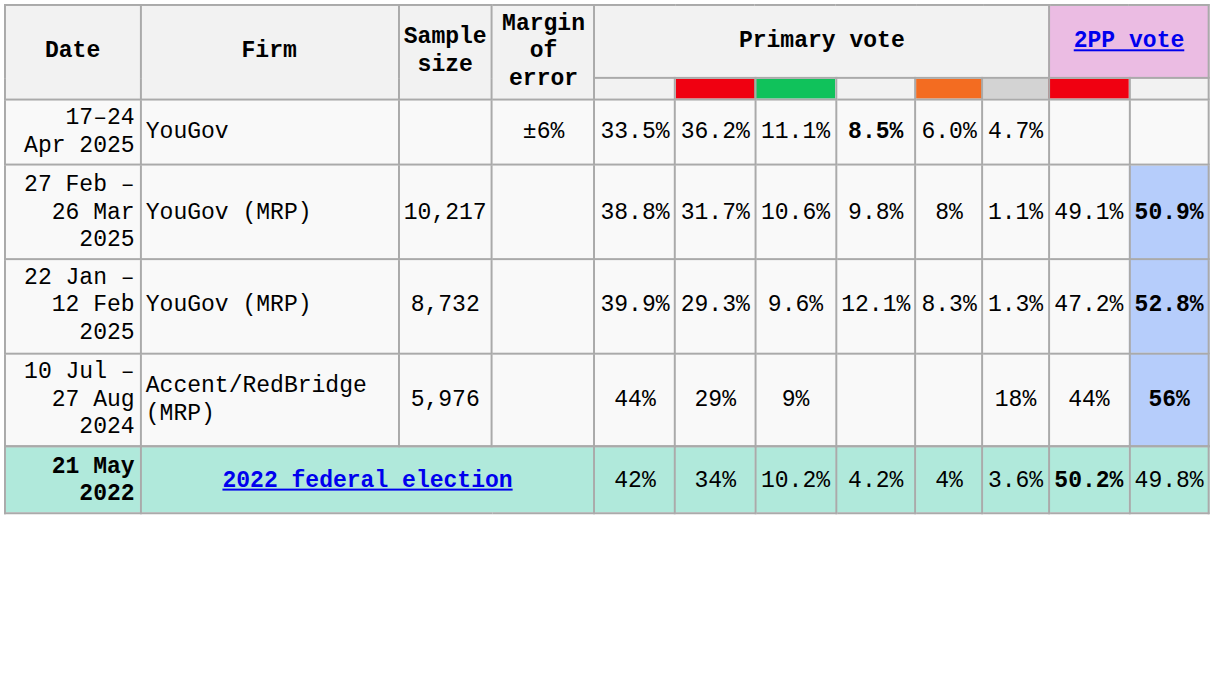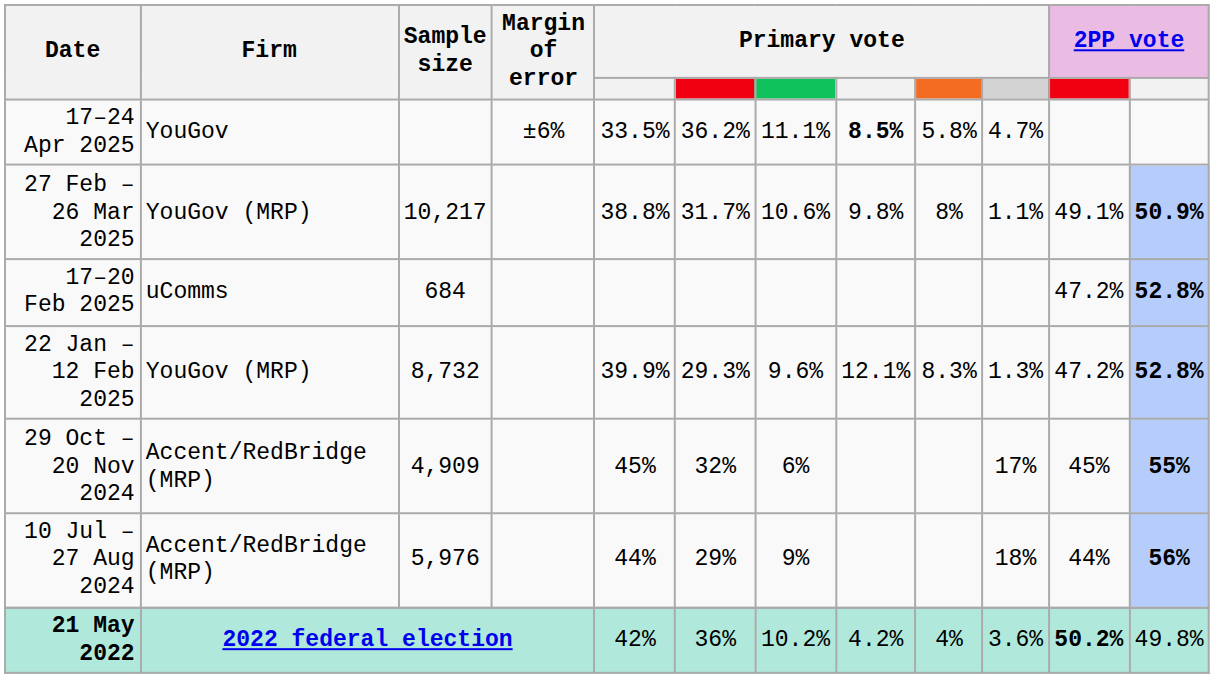(949, 132) 6.0% -> (949, 132) 5.8%
+ row: (79, 292)
+ row: (79, 466)
(715, 480) 34% -> (715, 640) 36%
